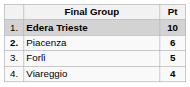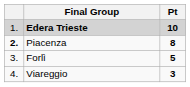(173, 43) 6 -> (173, 43) 8
(173, 74) 4 -> (173, 74) 3
